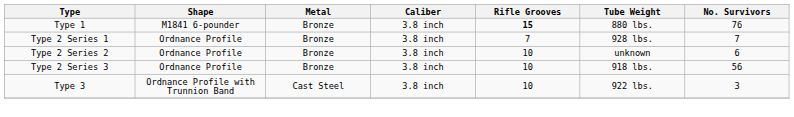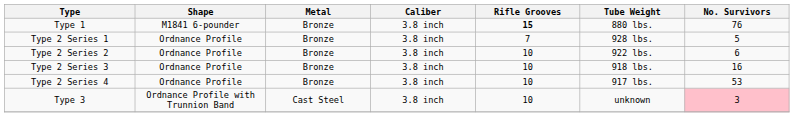(737, 39) 7 -> (737, 39) 5
(632, 53) unknown -> (632, 53) 922 lbs.
(737, 67) 56 -> (737, 67) 16
+ row: (70, 81)
(632, 86) 922 lbs. -> (632, 100) unknown
(737, 86) no background -> (737, 100) pink background
